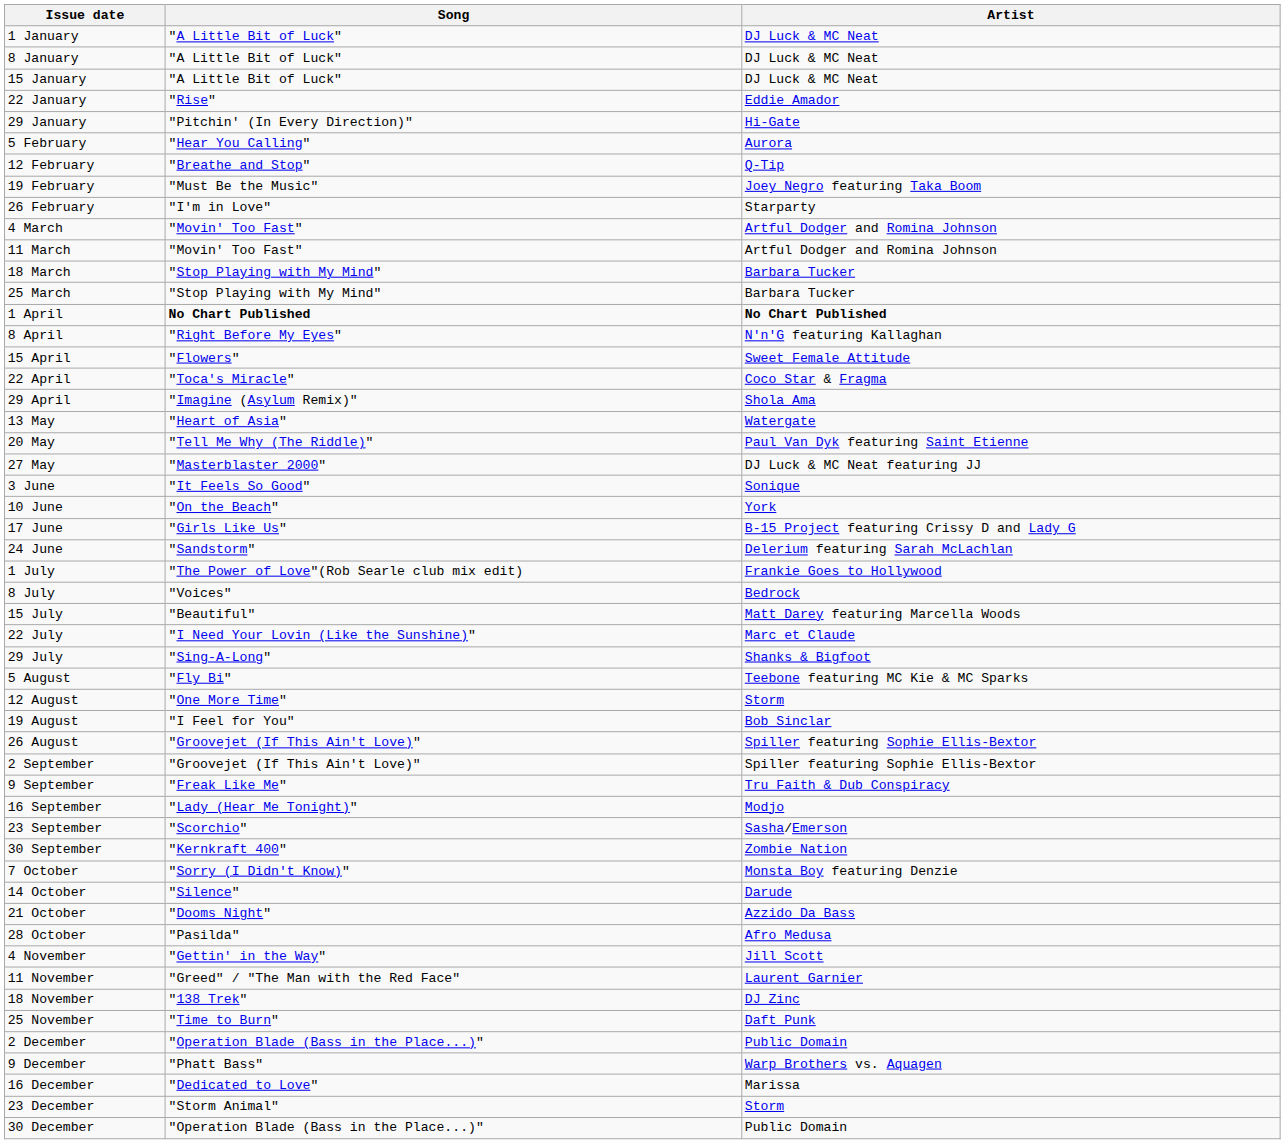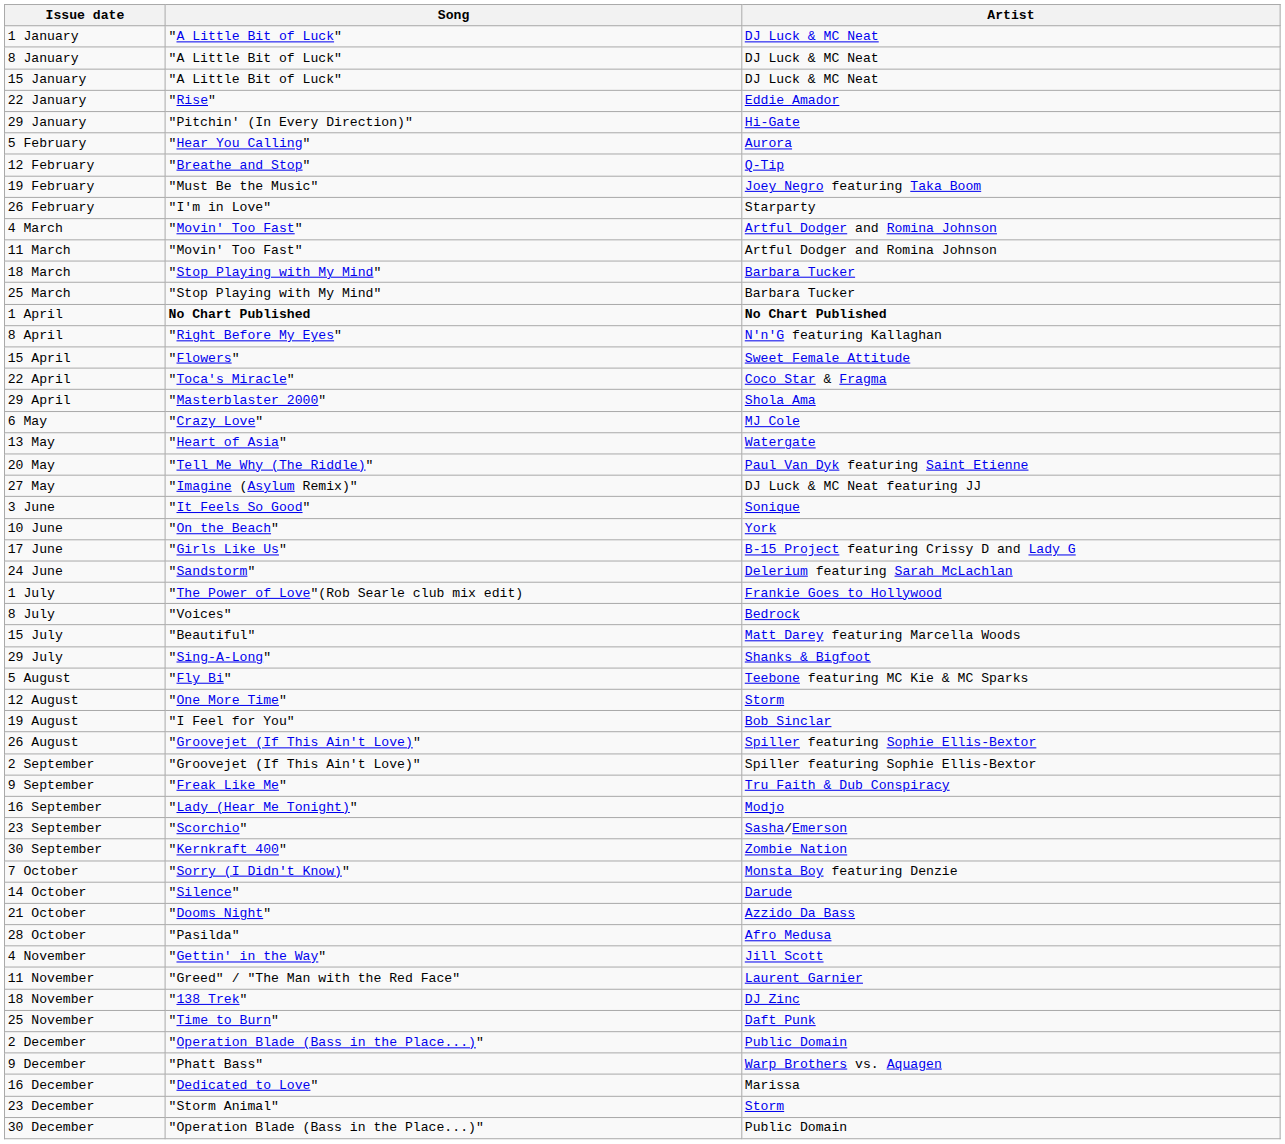(263, 400) "Imagine (Asylum Remix)" -> (247, 400) "Masterblaster 2000"
+ row: (27, 422)
(247, 465) "Masterblaster 2000" -> (263, 486) "Imagine (Asylum Remix)"
- row: (35, 636)
